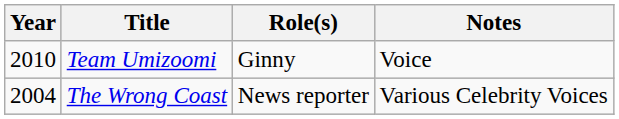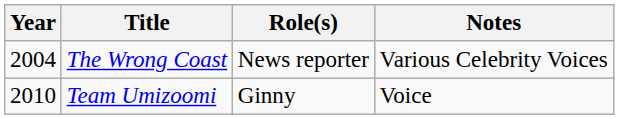rows swapped: (147, 95) <-> (142, 59)
